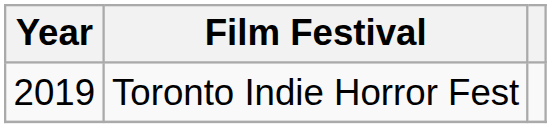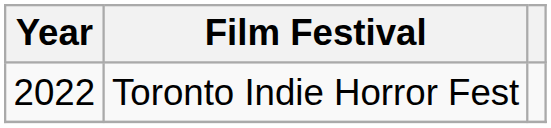(54, 91) 2019 -> (54, 91) 2022
